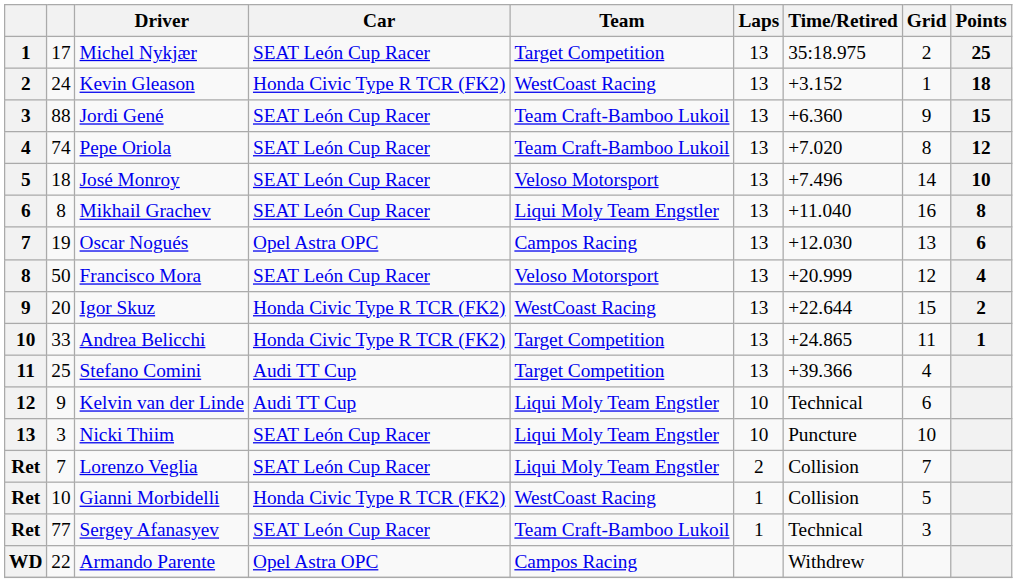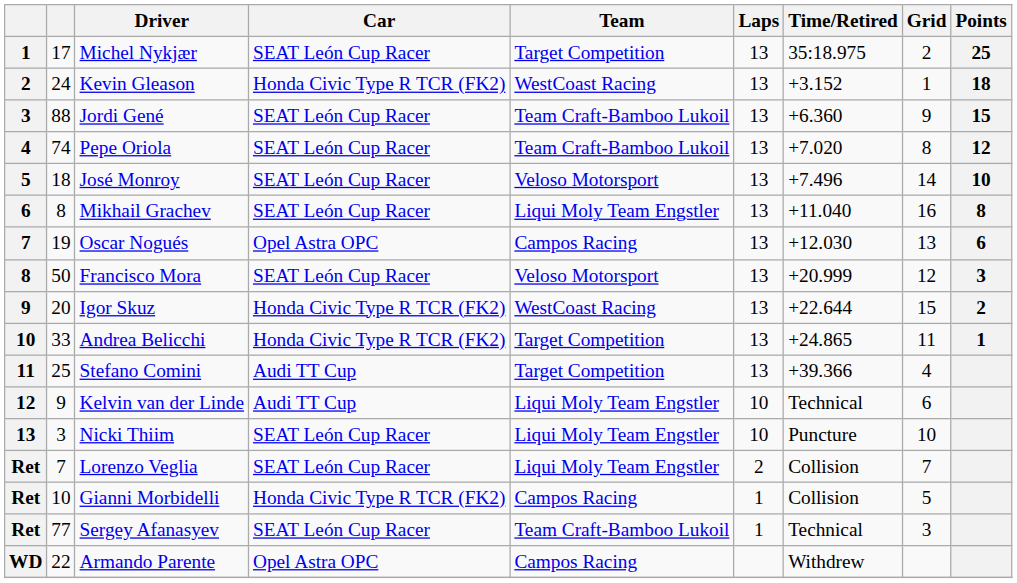(981, 275) 4 -> (981, 275) 3
(585, 498) WestCoast Racing -> (576, 498) Campos Racing
